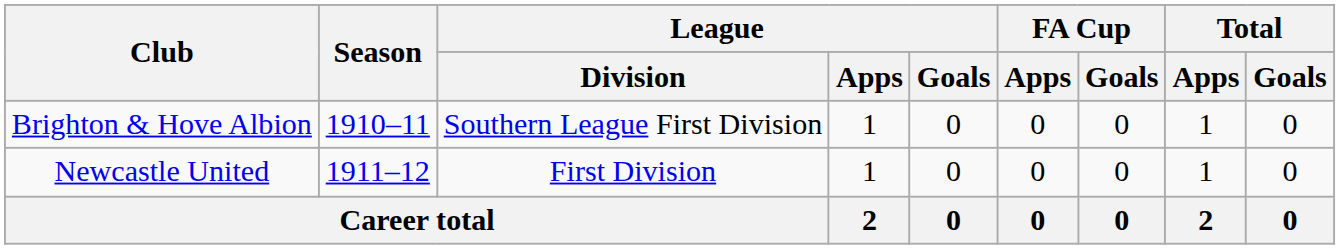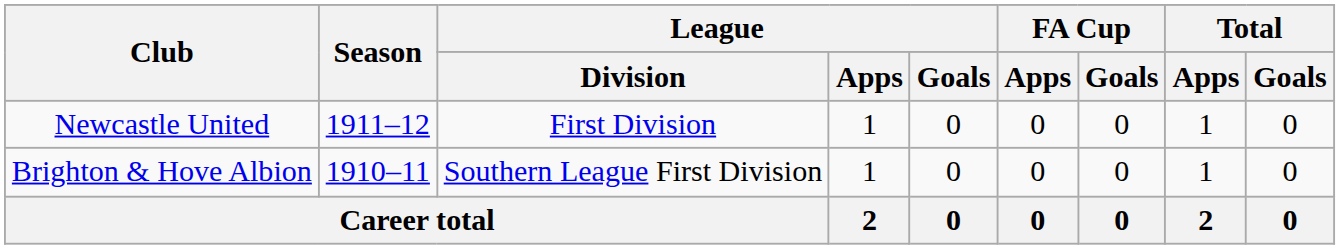rows swapped: (162, 123) <-> (162, 171)
